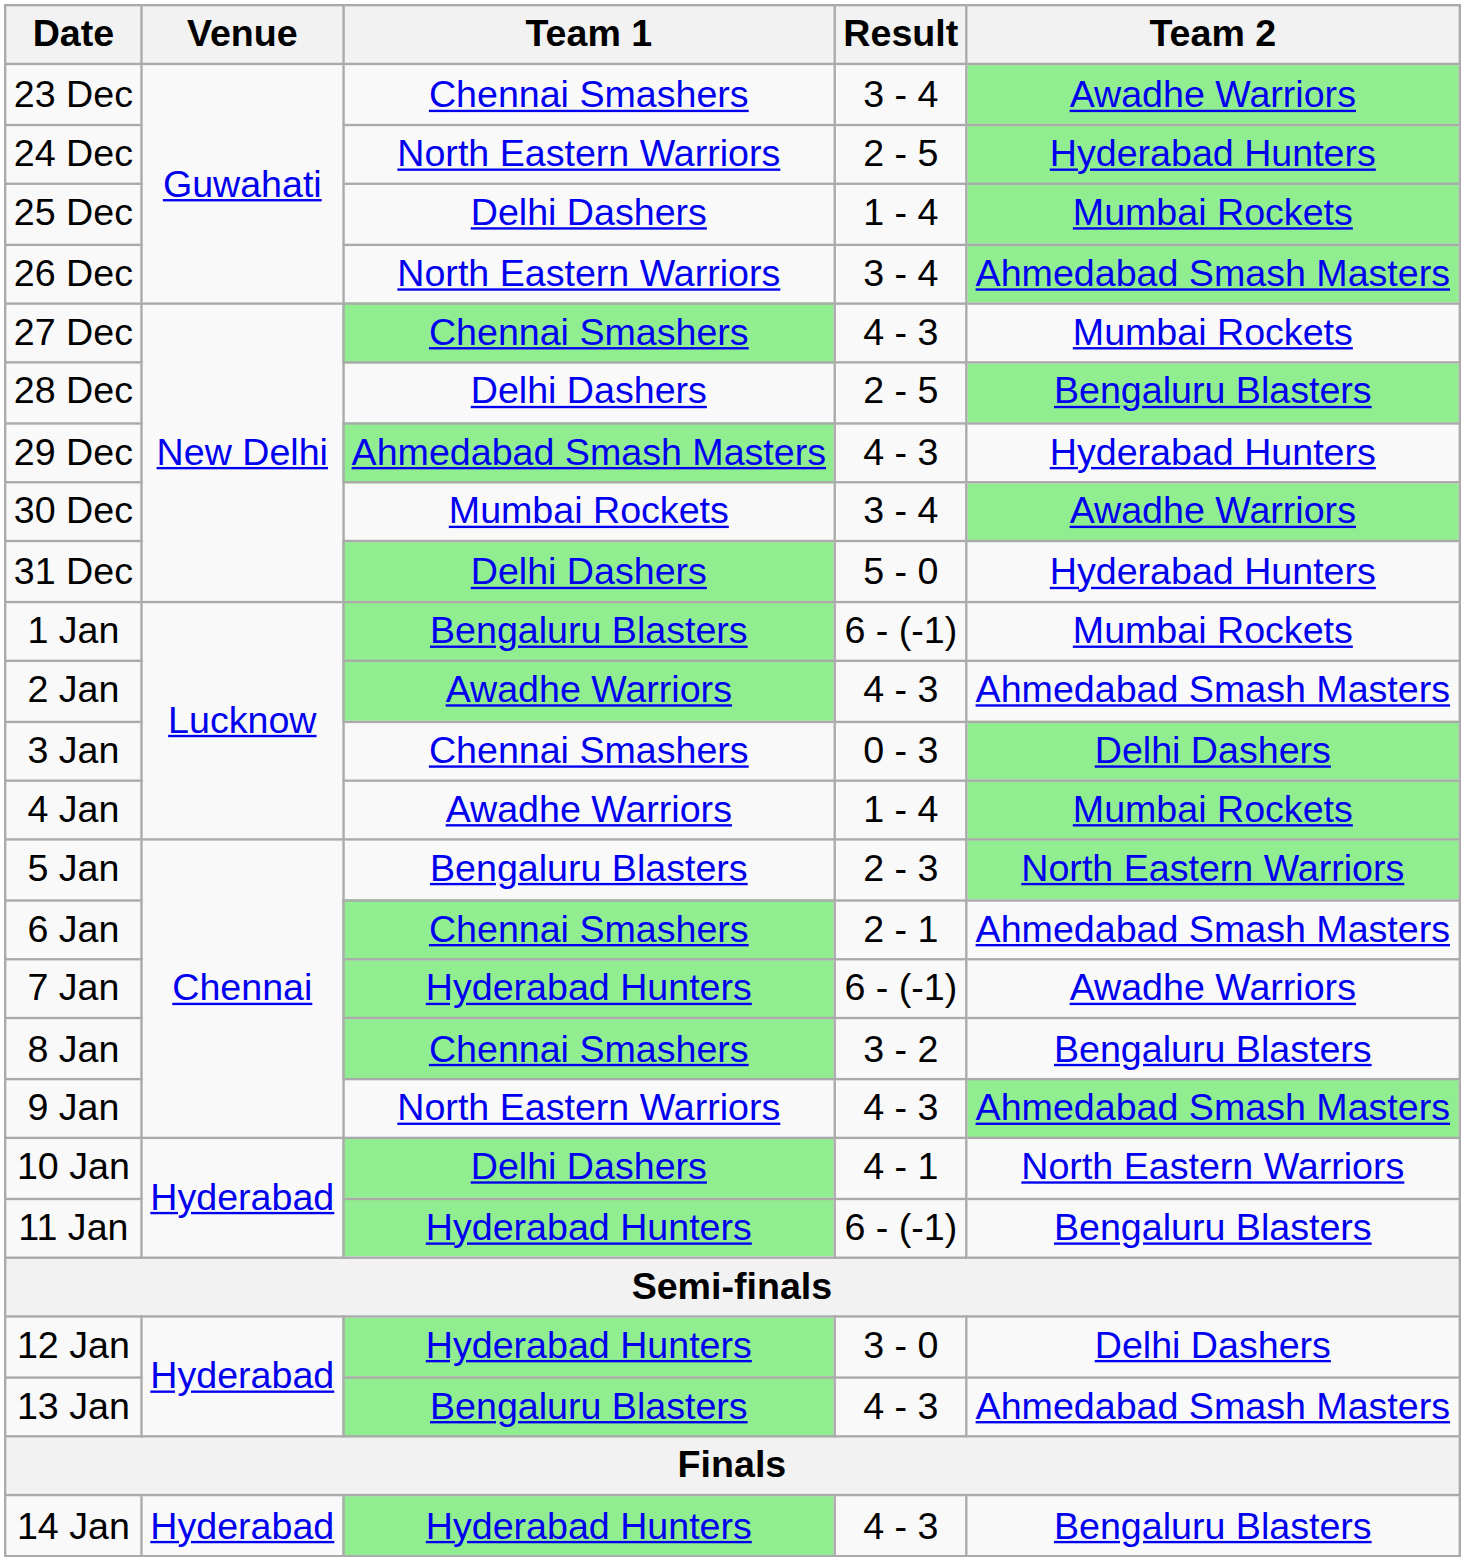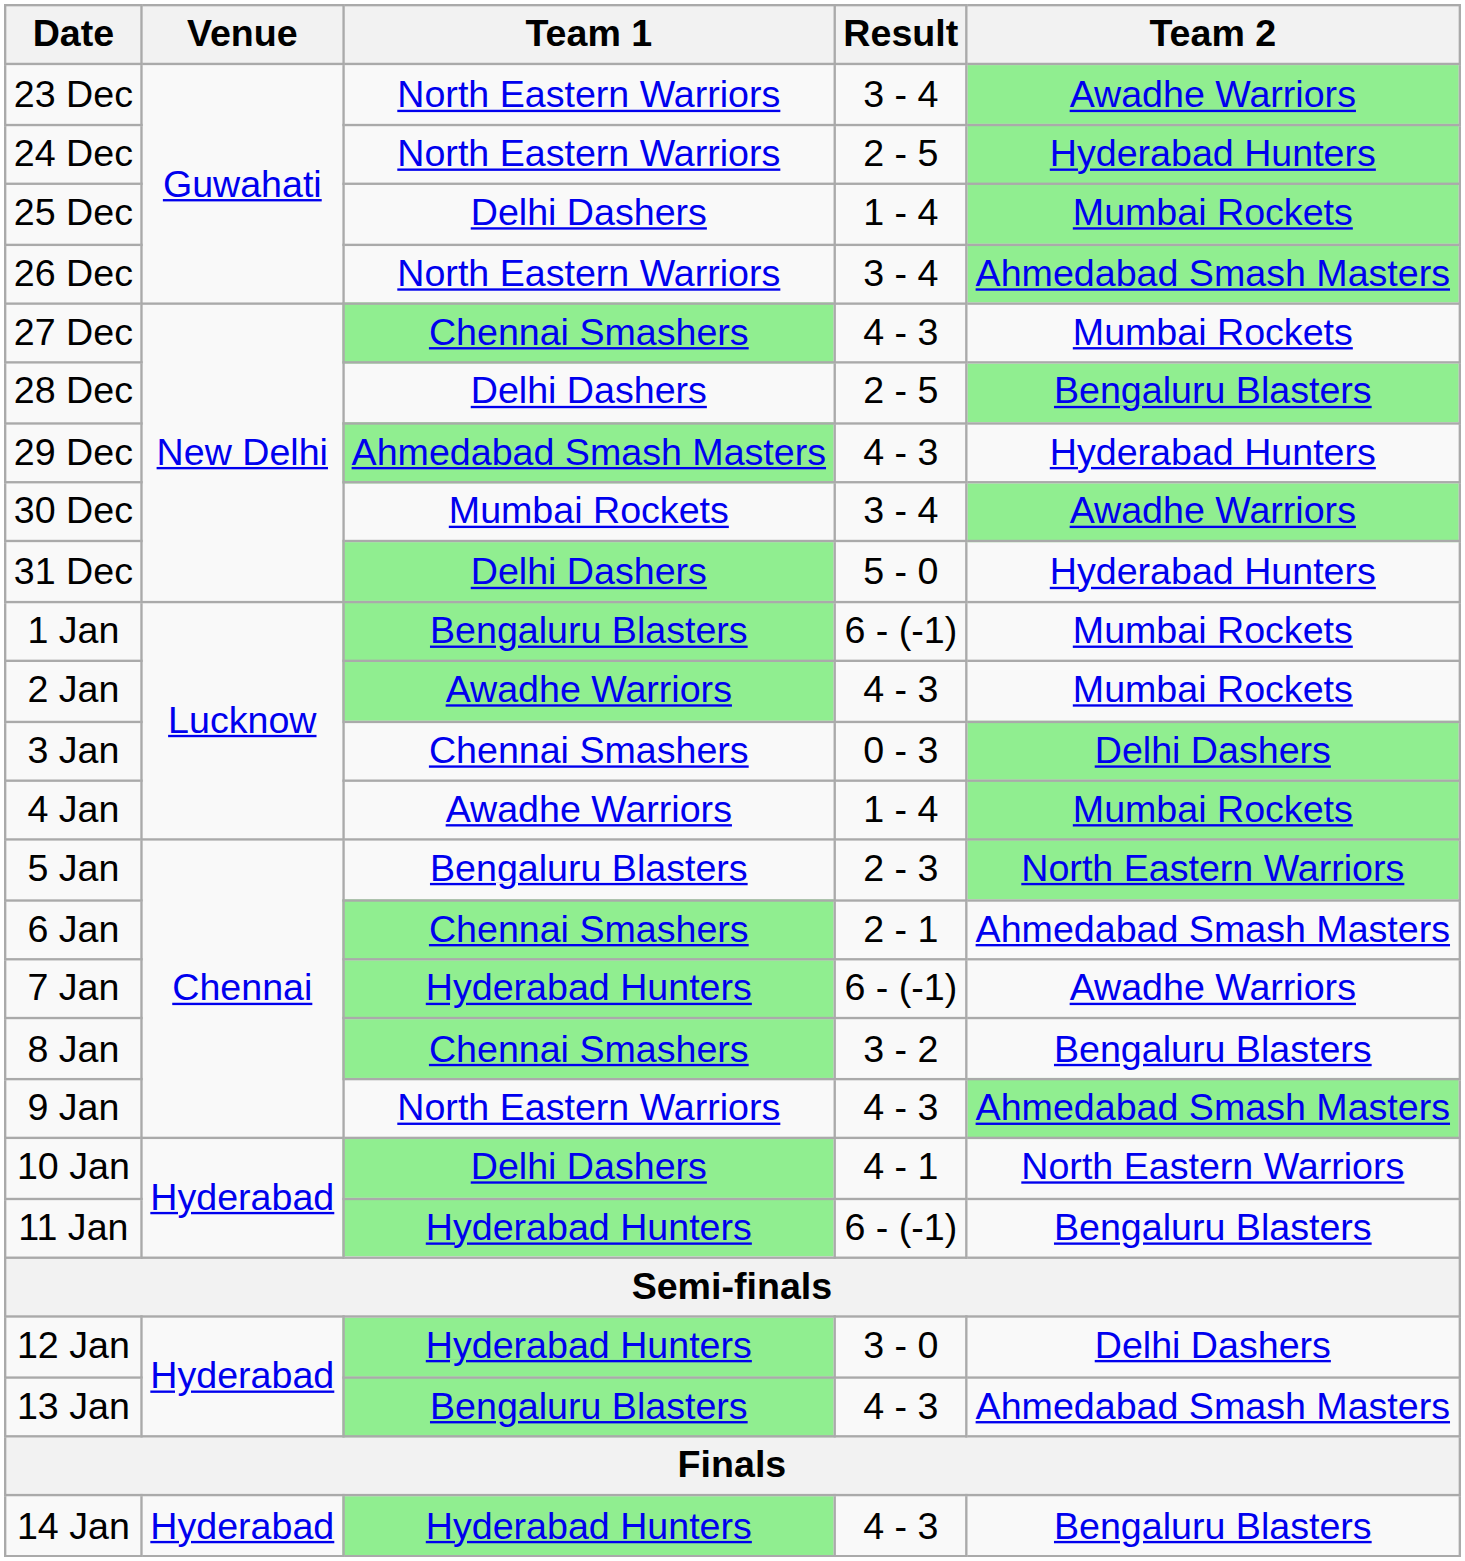(589, 93) Chennai Smashers -> (589, 93) North Eastern Warriors
(1213, 690) Ahmedabad Smash Masters -> (1213, 690) Mumbai Rockets
